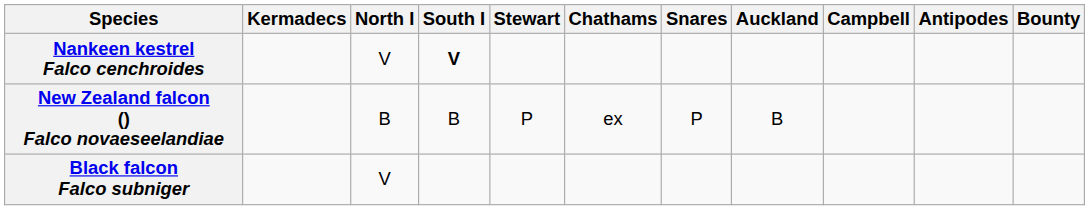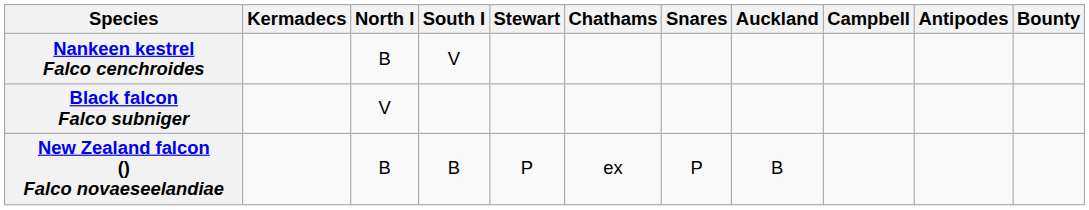(385, 58) V -> (385, 58) B
(454, 58) bold -> (454, 58) normal
rows swapped: (124, 118) <-> (124, 179)
